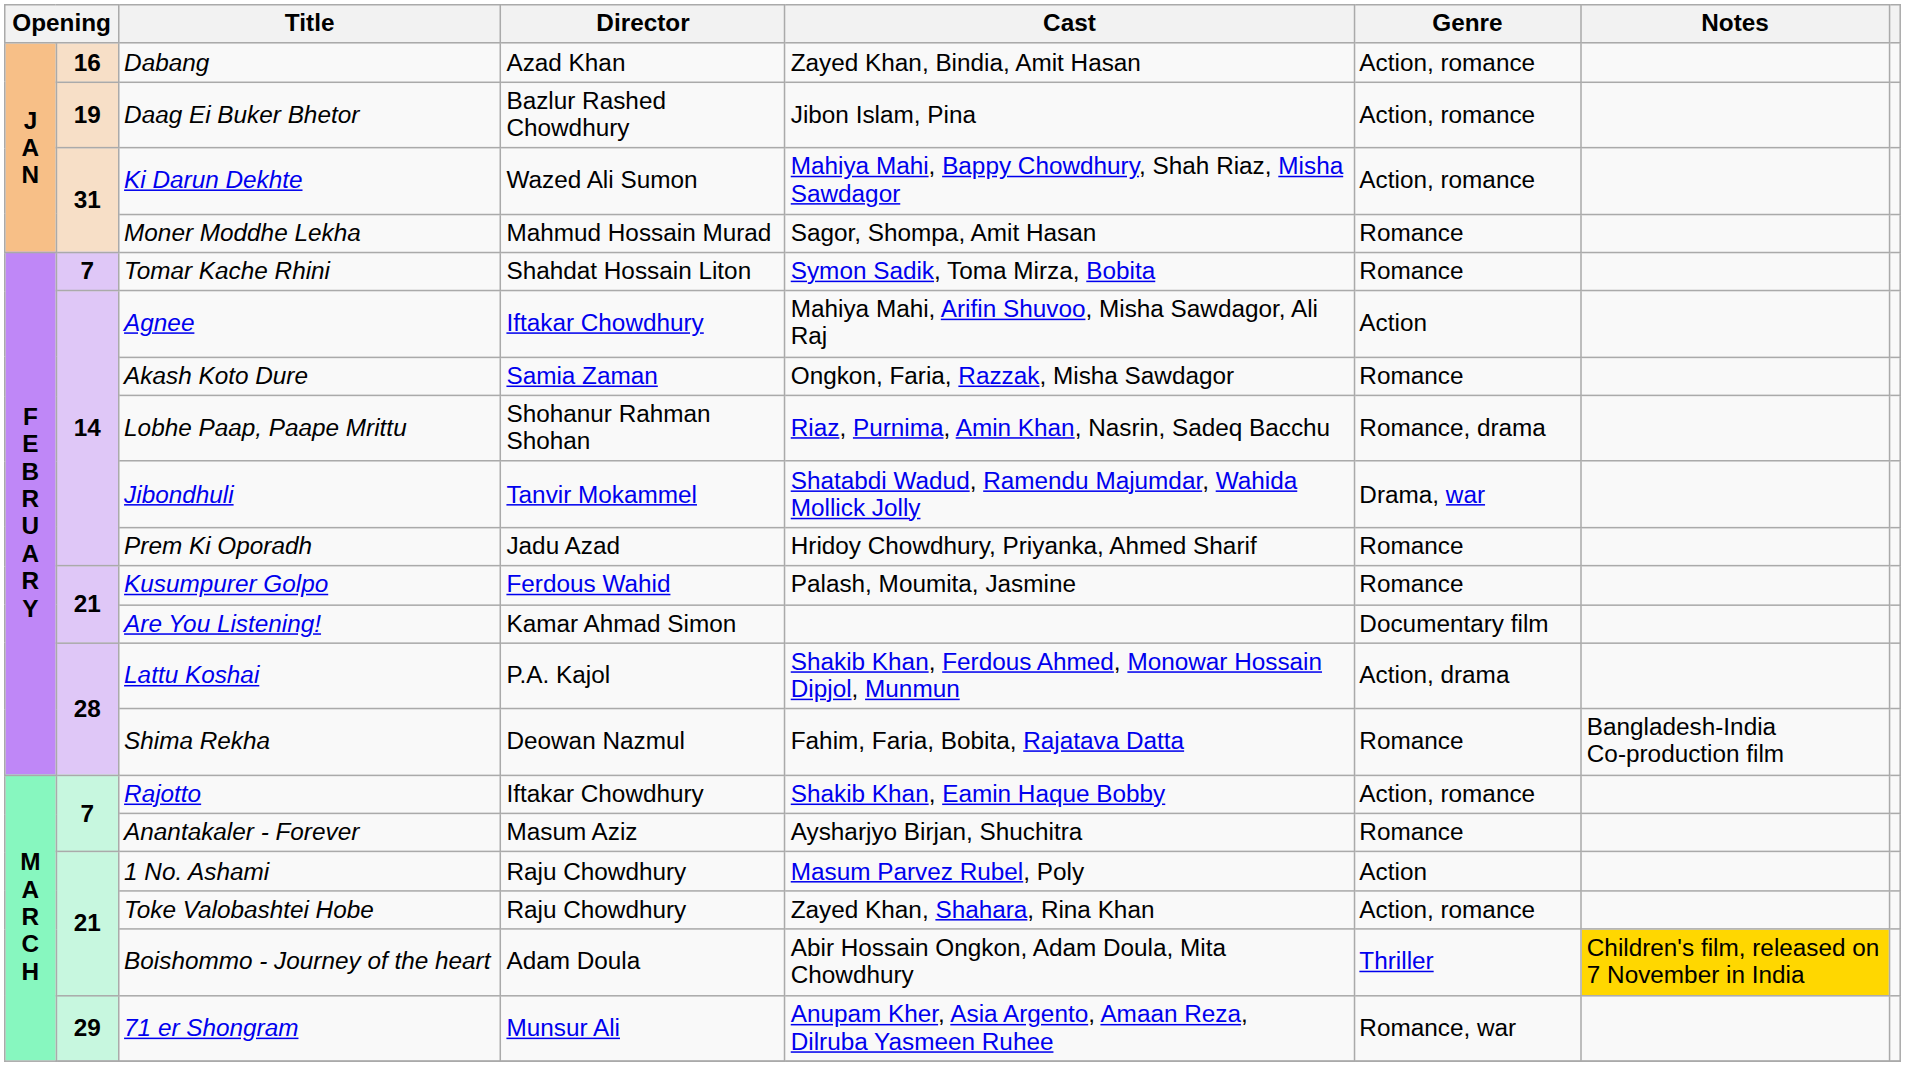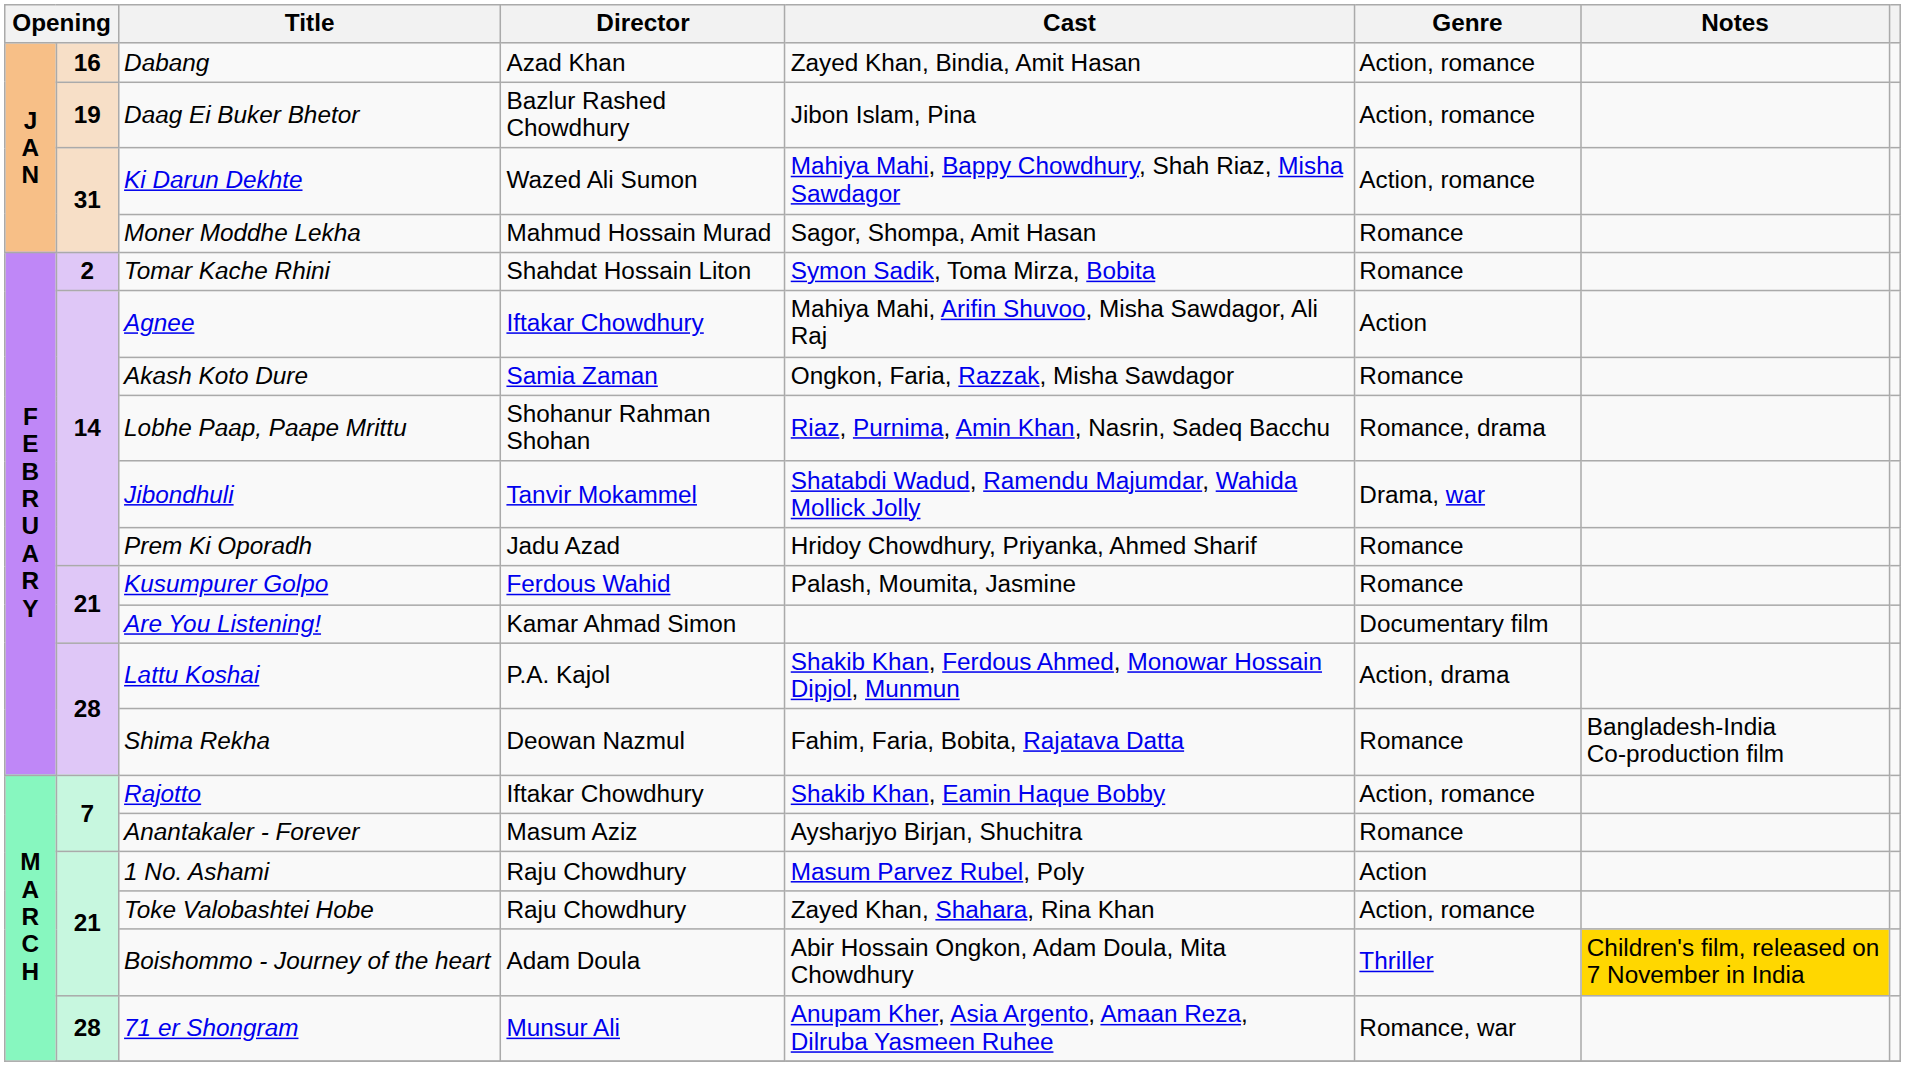(87, 271) 7 -> (87, 271) 2
(87, 1027) 29 -> (87, 1027) 28
